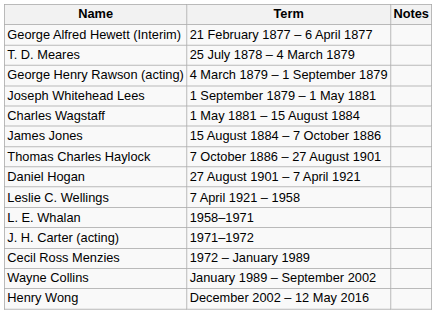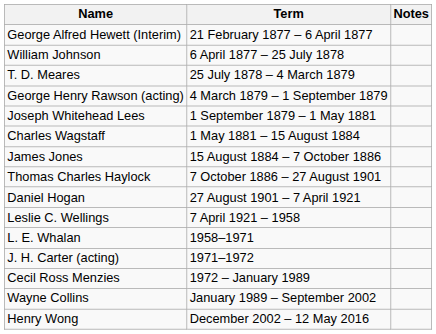+ row: (54, 55)
